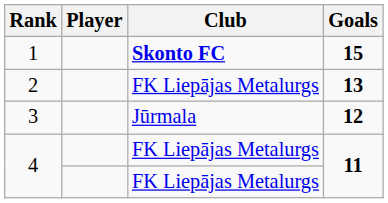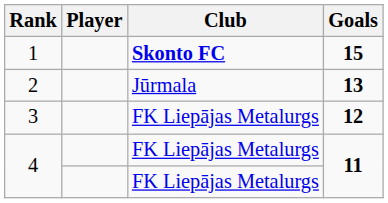(225, 85) FK Liepājas Metalurgs -> (164, 85) Jūrmala
(164, 117) Jūrmala -> (225, 117) FK Liepājas Metalurgs
